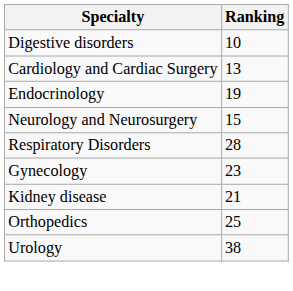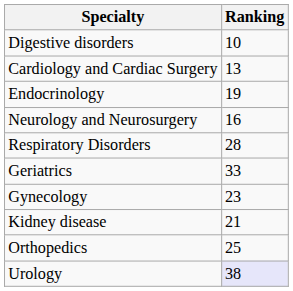(233, 119) 15 -> (233, 119) 16
+ row: (40, 171)
(233, 247) no background -> (233, 273) lavender background
